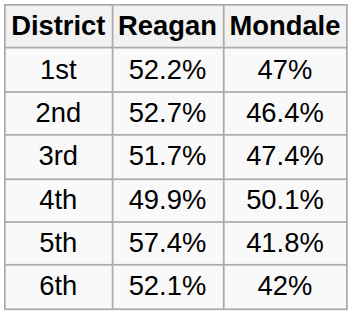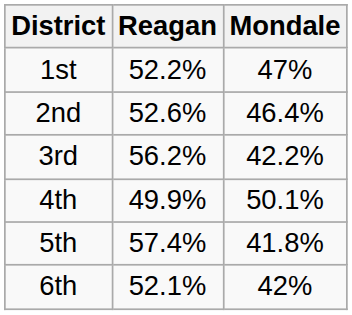(167, 112) 52.7% -> (167, 112) 52.6%
(167, 156) 51.7% -> (167, 156) 56.2%
(285, 156) 47.4% -> (285, 156) 42.2%
